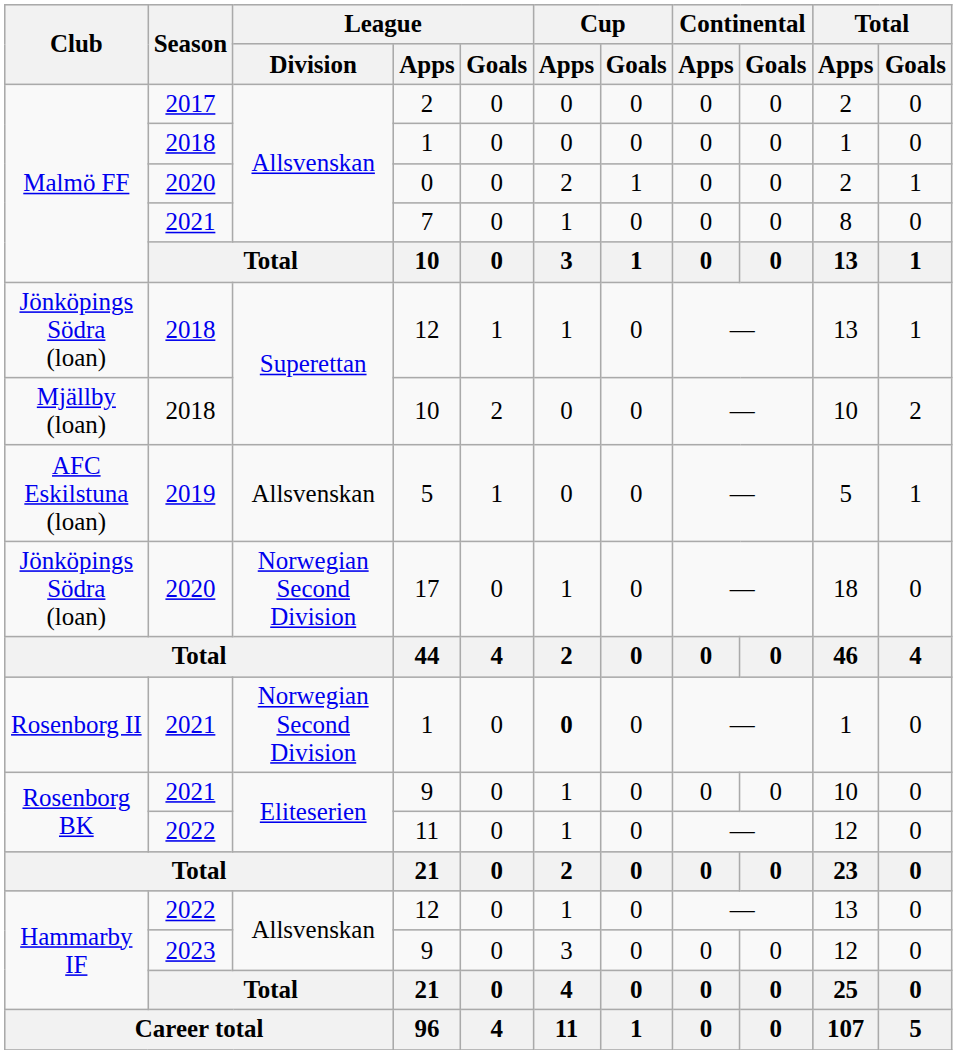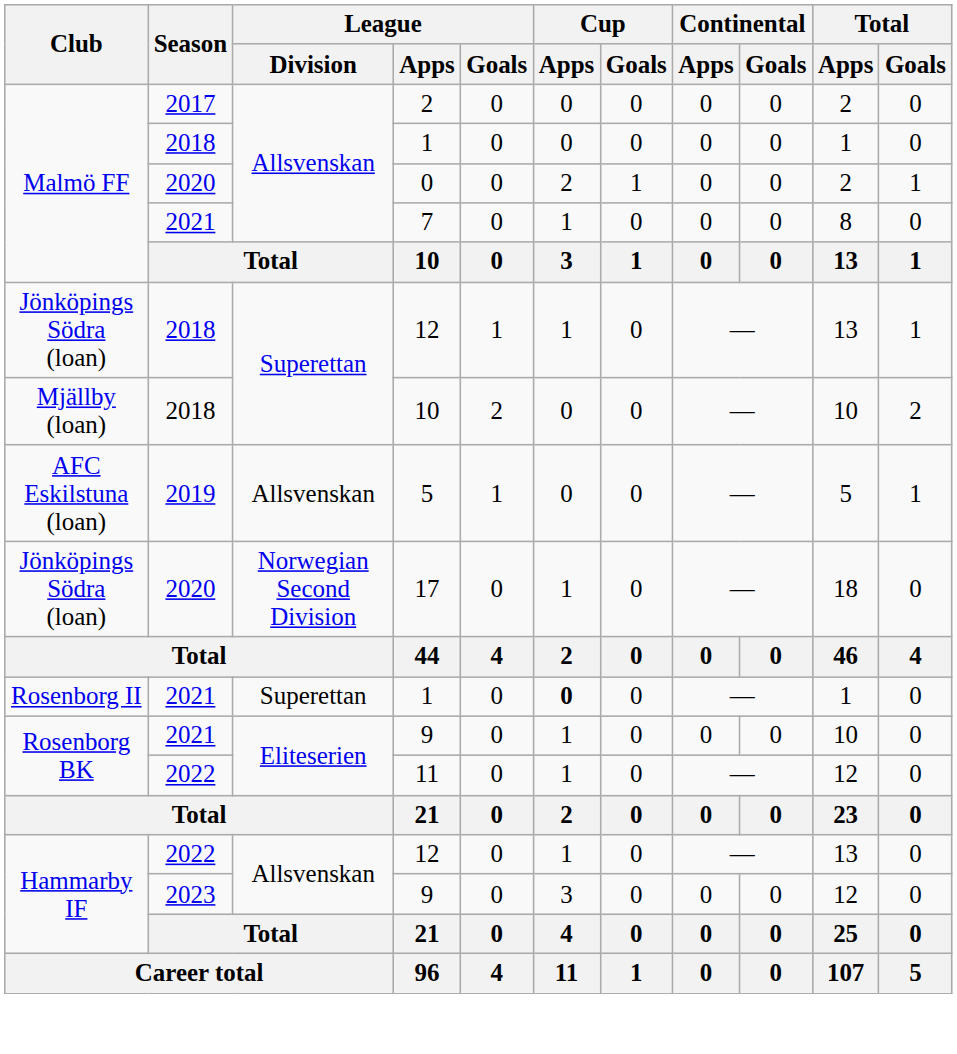(313, 723) Norwegian Second Division -> (313, 695) Superettan
